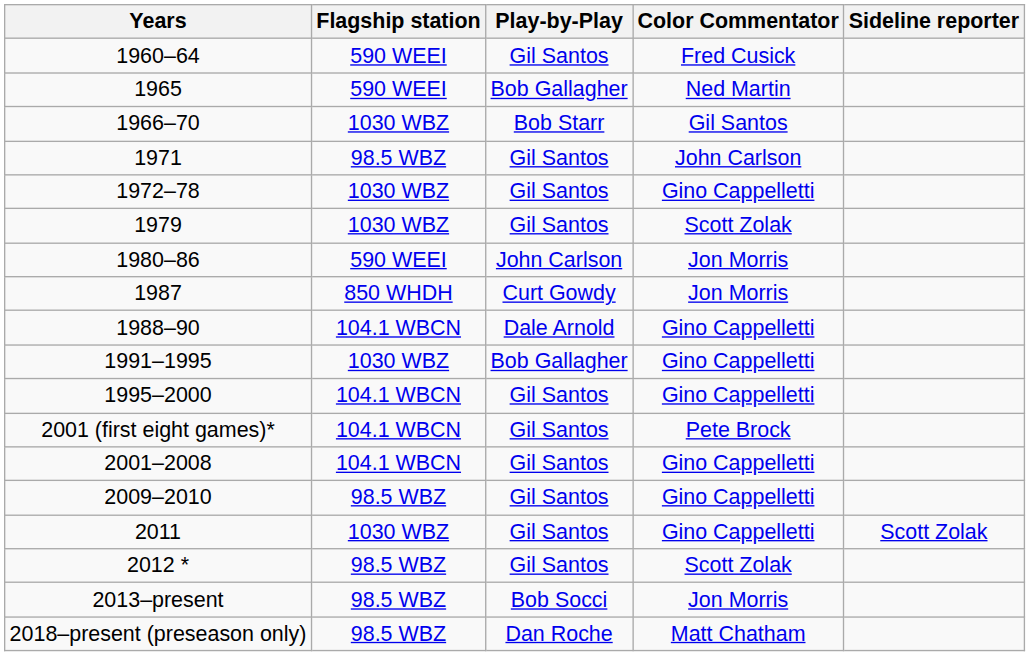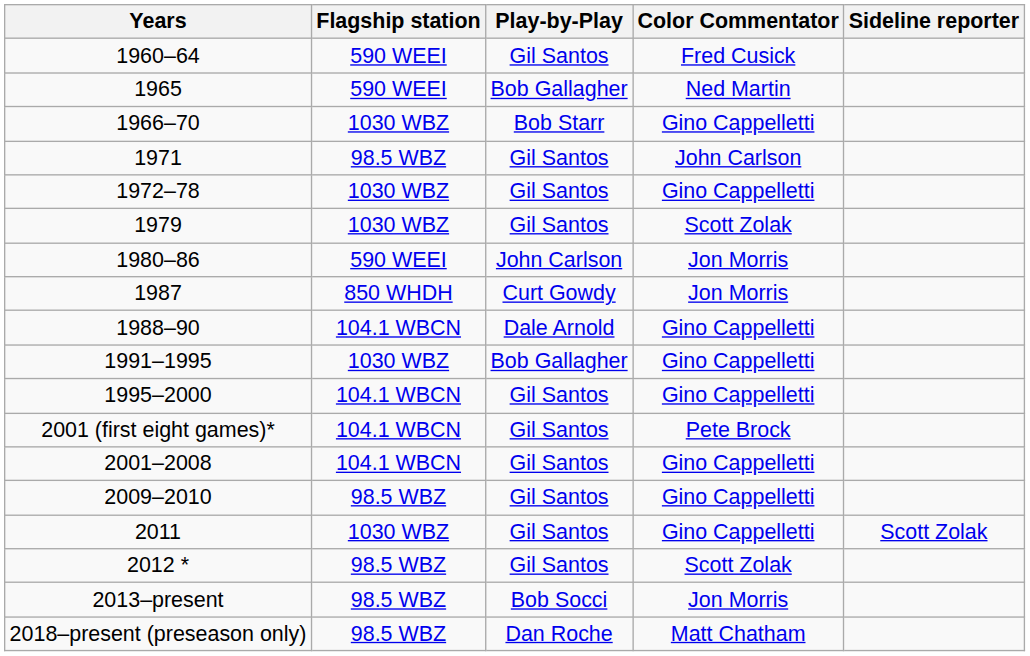(738, 123) Gil Santos -> (738, 123) Gino Cappelletti
